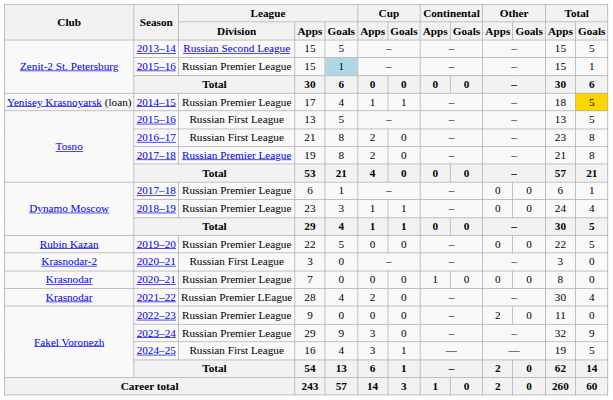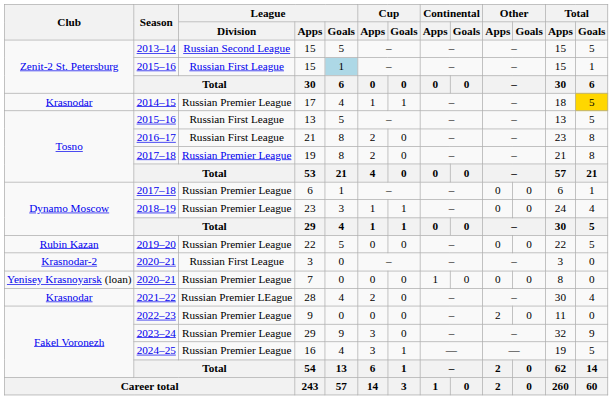(237, 66) Russian Premier League -> (237, 66) Russian First League
(69, 102) Yenisey Krasnoyarsk (loan) -> (69, 102) Krasnodar
(69, 279) Krasnodar -> (69, 279) Yenisey Krasnoyarsk (loan)
(237, 350) Russian First League -> (237, 350) Russian Premier League
